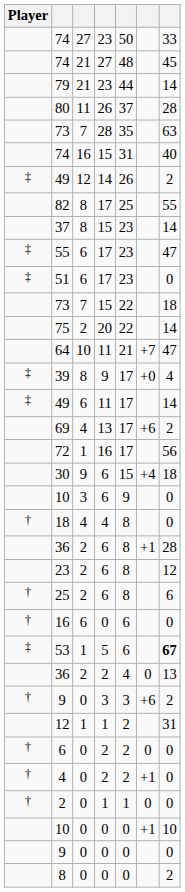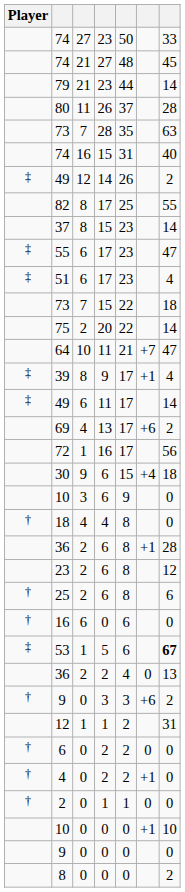(170, 279) 0 -> (170, 279) 4
(148, 376) +0 -> (148, 376) +1
